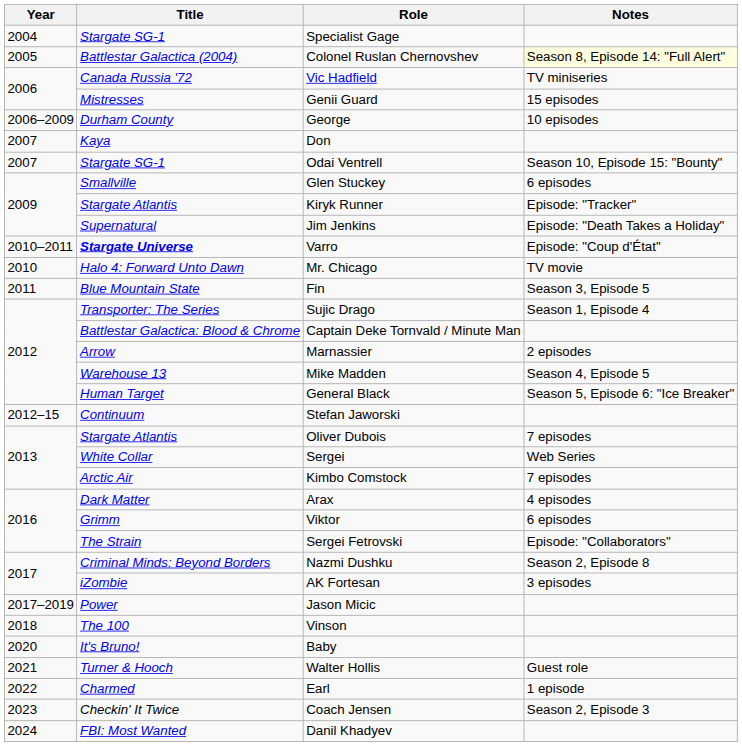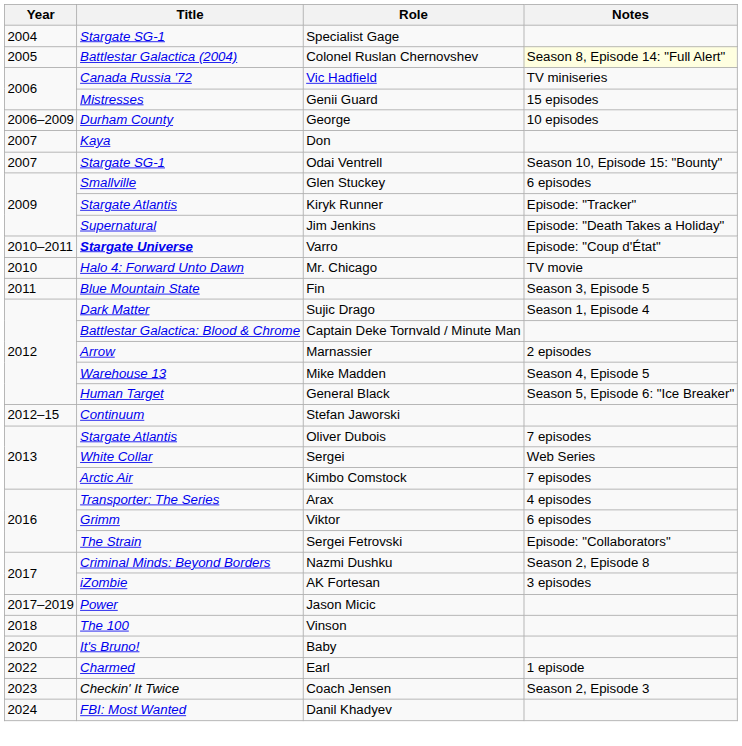(150, 309) Transporter: The Series -> (115, 309) Dark Matter
(115, 499) Dark Matter -> (150, 499) Transporter: The Series
- row: (343, 667)
